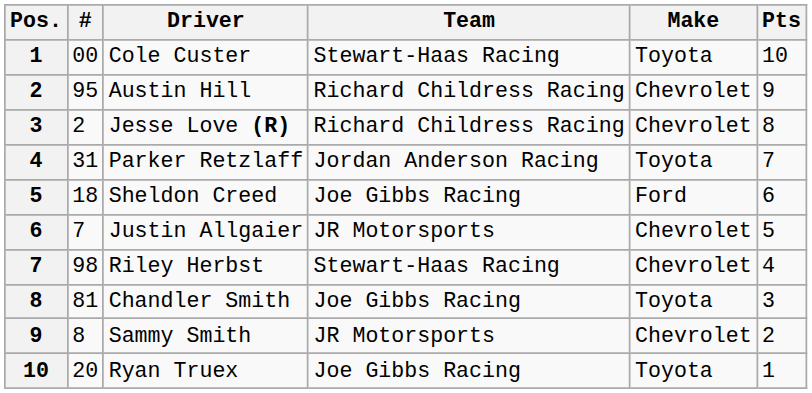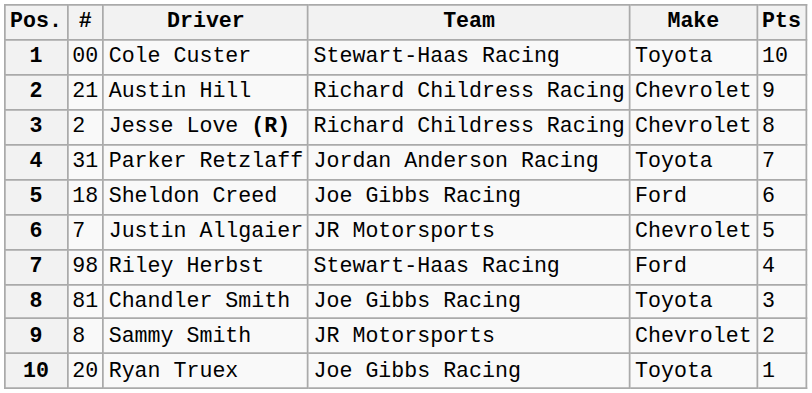(85, 92) 95 -> (85, 92) 21
(693, 267) Chevrolet -> (661, 267) Ford
